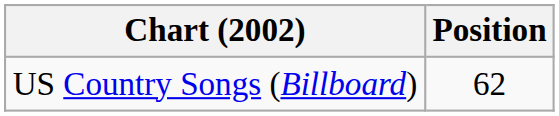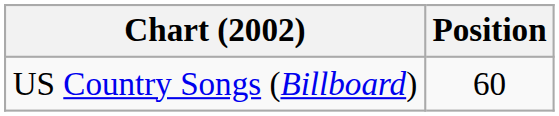(490, 83) 62 -> (490, 83) 60
